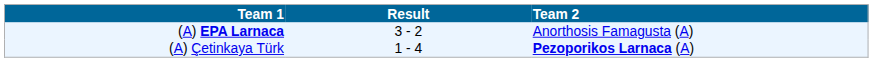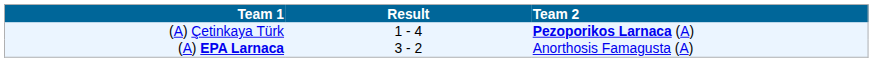rows swapped: (231, 31) <-> (227, 48)
